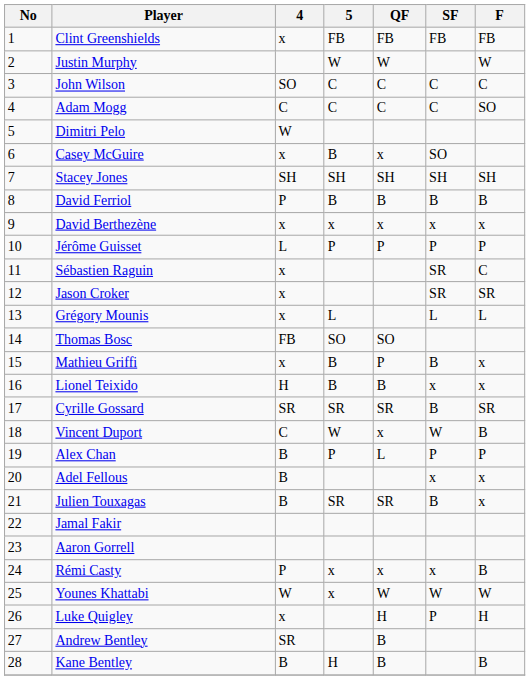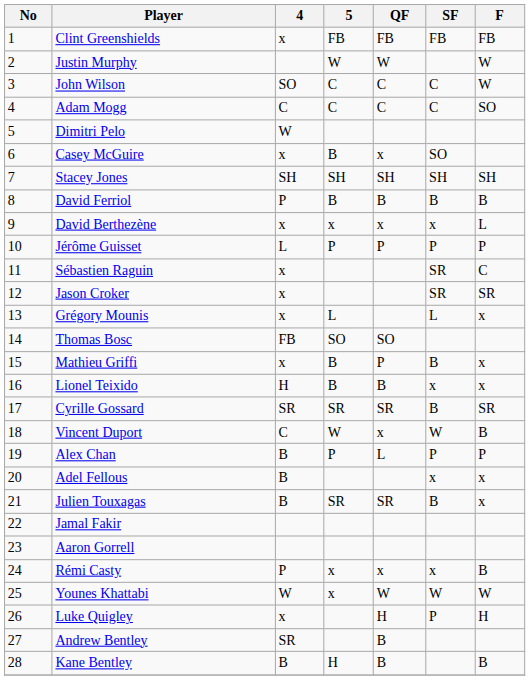(483, 84) C -> (485, 84) W
(482, 223) x -> (483, 223) L
(483, 316) L -> (482, 316) x
